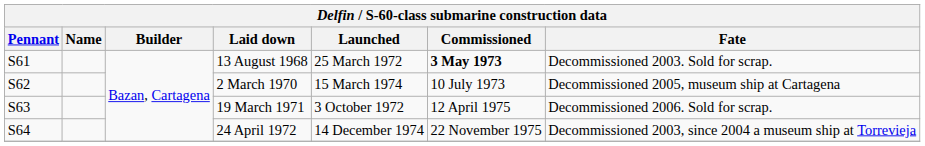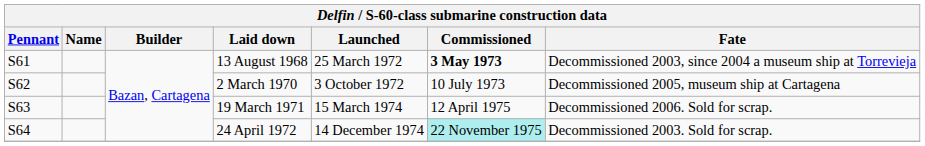(660, 61) Decommissioned 2003. Sold for scrap. -> (732, 61) Decommissioned 2003, since 2004 a museum ship at Torrevieja
(358, 84) 15 March 1974 -> (359, 84) 3 October 1972
(359, 107) 3 October 1972 -> (358, 107) 15 March 1974
(486, 130) no background -> (486, 130) paleturquoise background
(732, 130) Decommissioned 2003, since 2004 a museum ship at Torrevieja -> (660, 130) Decommissioned 2003. Sold for scrap.
